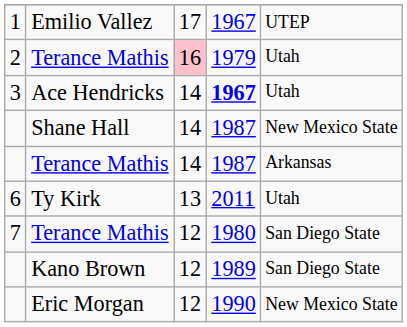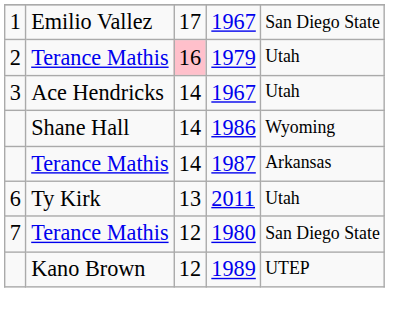(287, 22) UTEP -> (322, 22) San Diego State
(234, 92) bold -> (234, 92) normal
(234, 127) 1987 -> (234, 127) 1986
(331, 127) New Mexico State -> (300, 127) Wyoming
(322, 269) San Diego State -> (287, 269) UTEP
- row: (15, 305)
